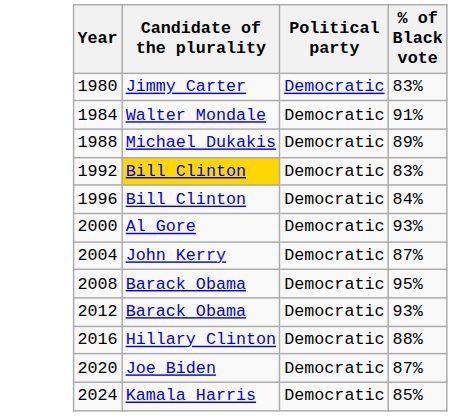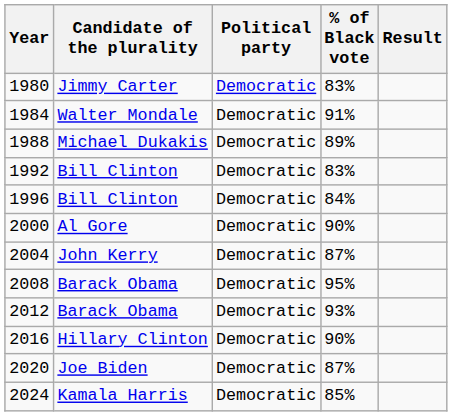+ column: (413, 39)
(186, 171) gold background -> (118, 171) no background
(408, 227) 93% -> (339, 227) 90%
(408, 340) 88% -> (339, 340) 90%
